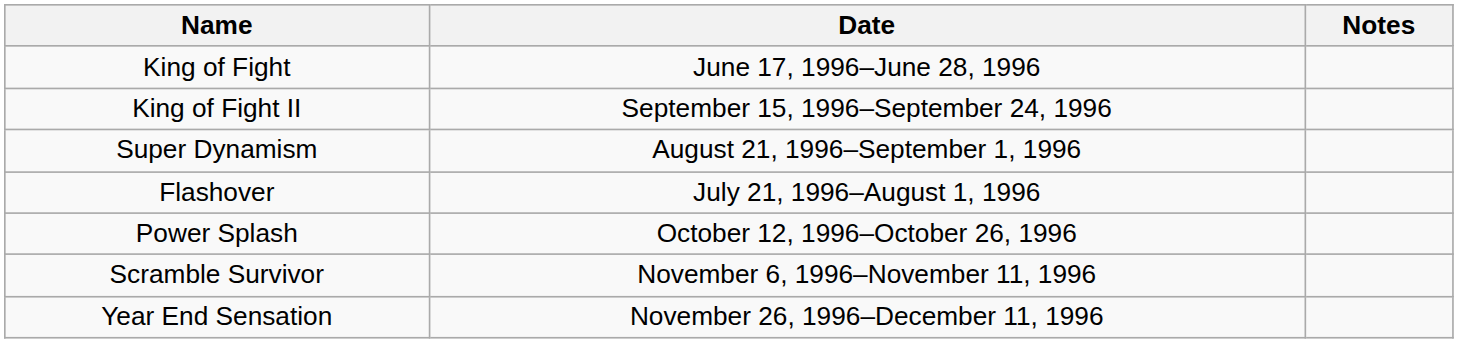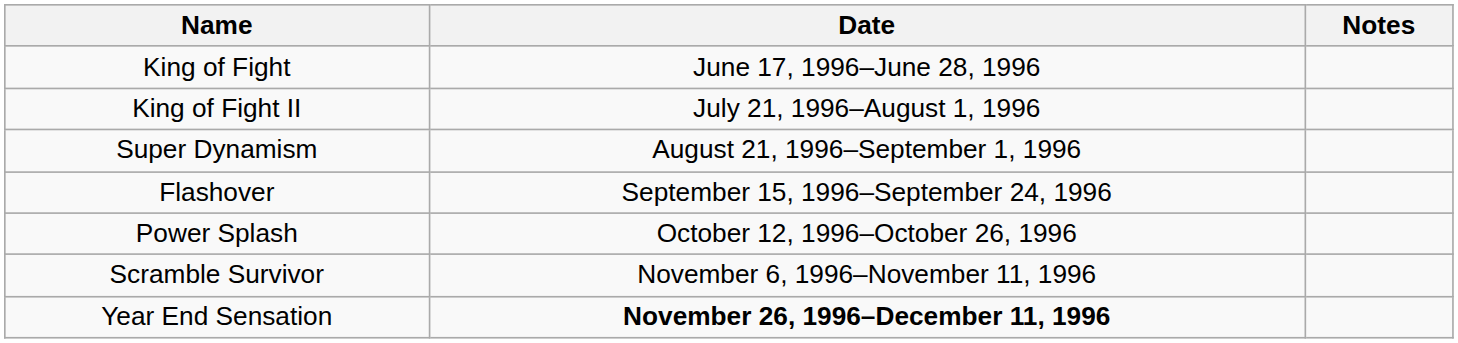(867, 108) September 15, 1996–September 24, 1996 -> (867, 108) July 21, 1996–August 1, 1996
(867, 191) July 21, 1996–August 1, 1996 -> (867, 191) September 15, 1996–September 24, 1996
(867, 316) normal -> (867, 316) bold
